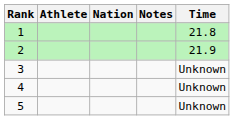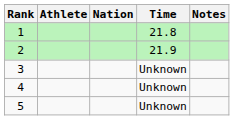columns swapped: (202, 14) <-> (156, 14)
